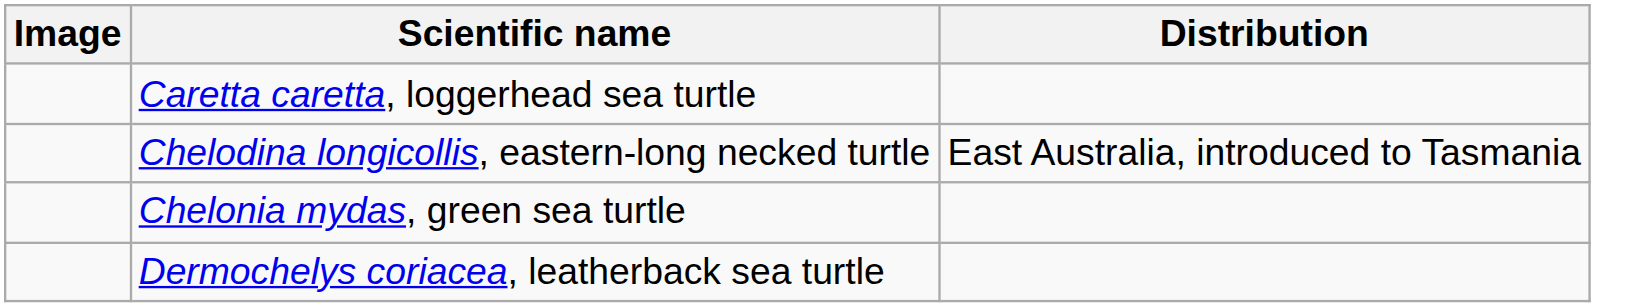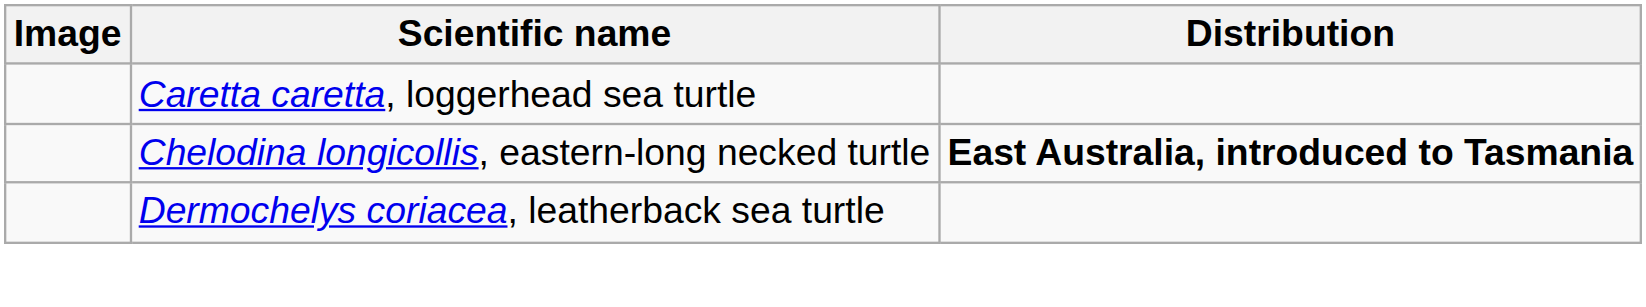(1264, 152) normal -> (1290, 152) bold
- row: (412, 211)
